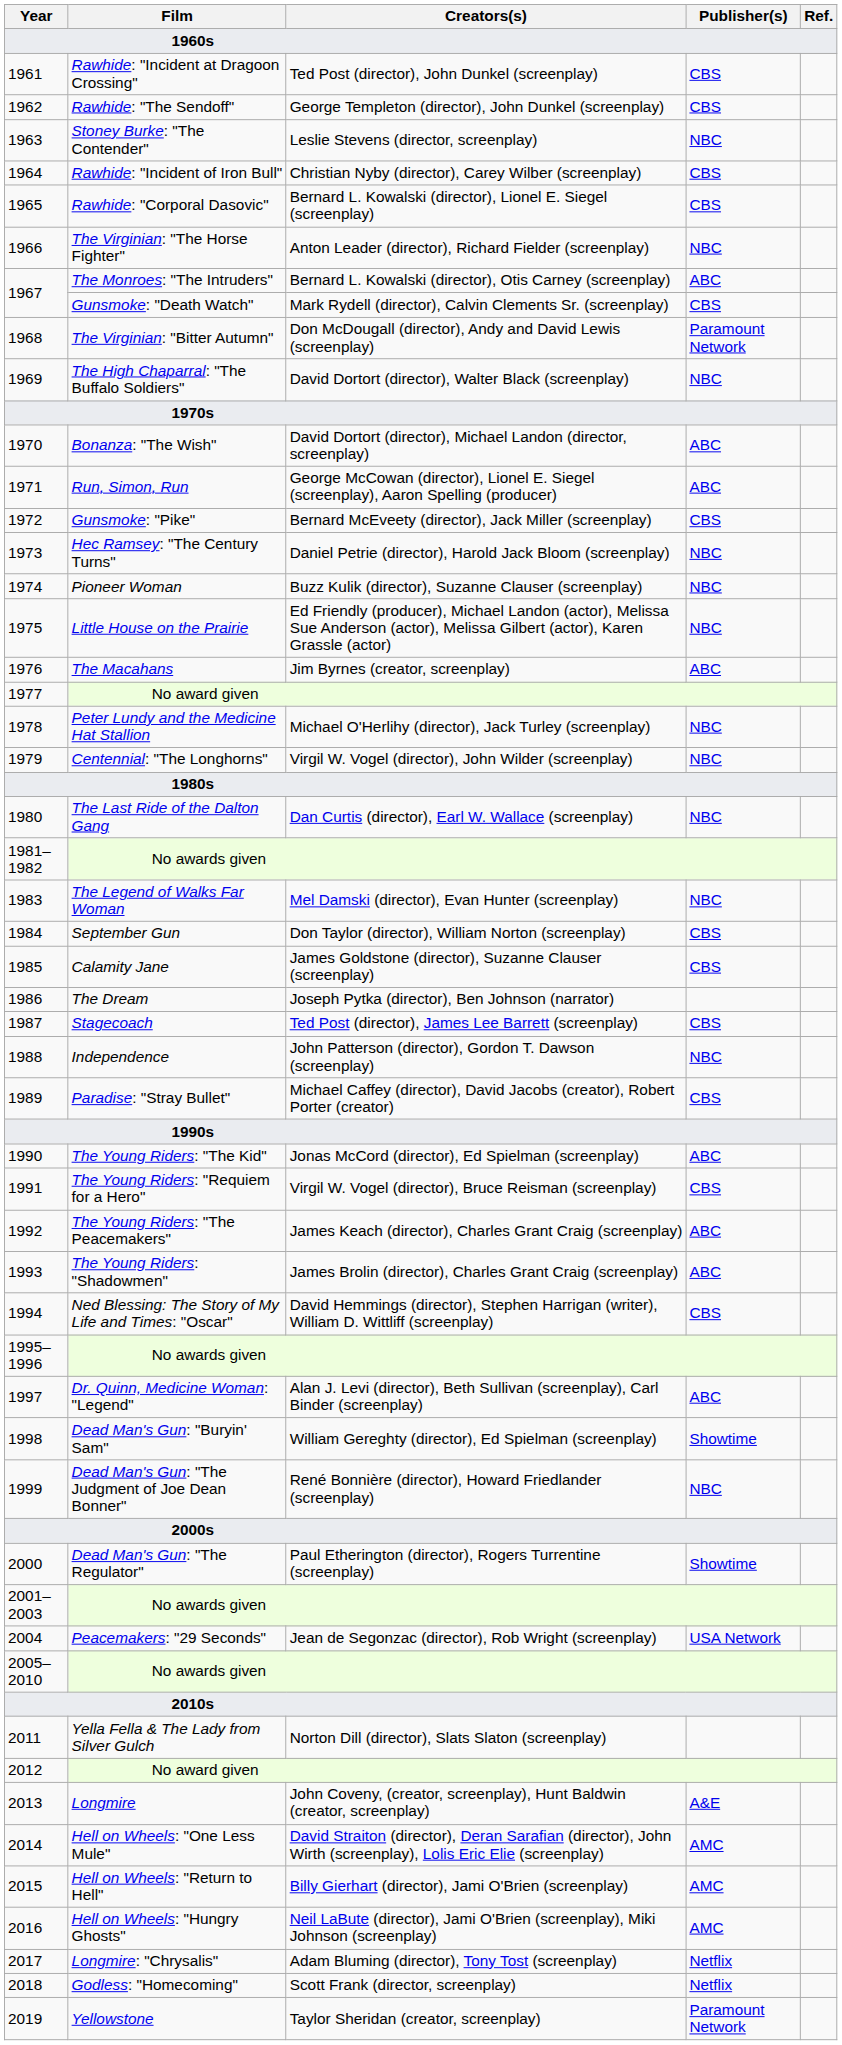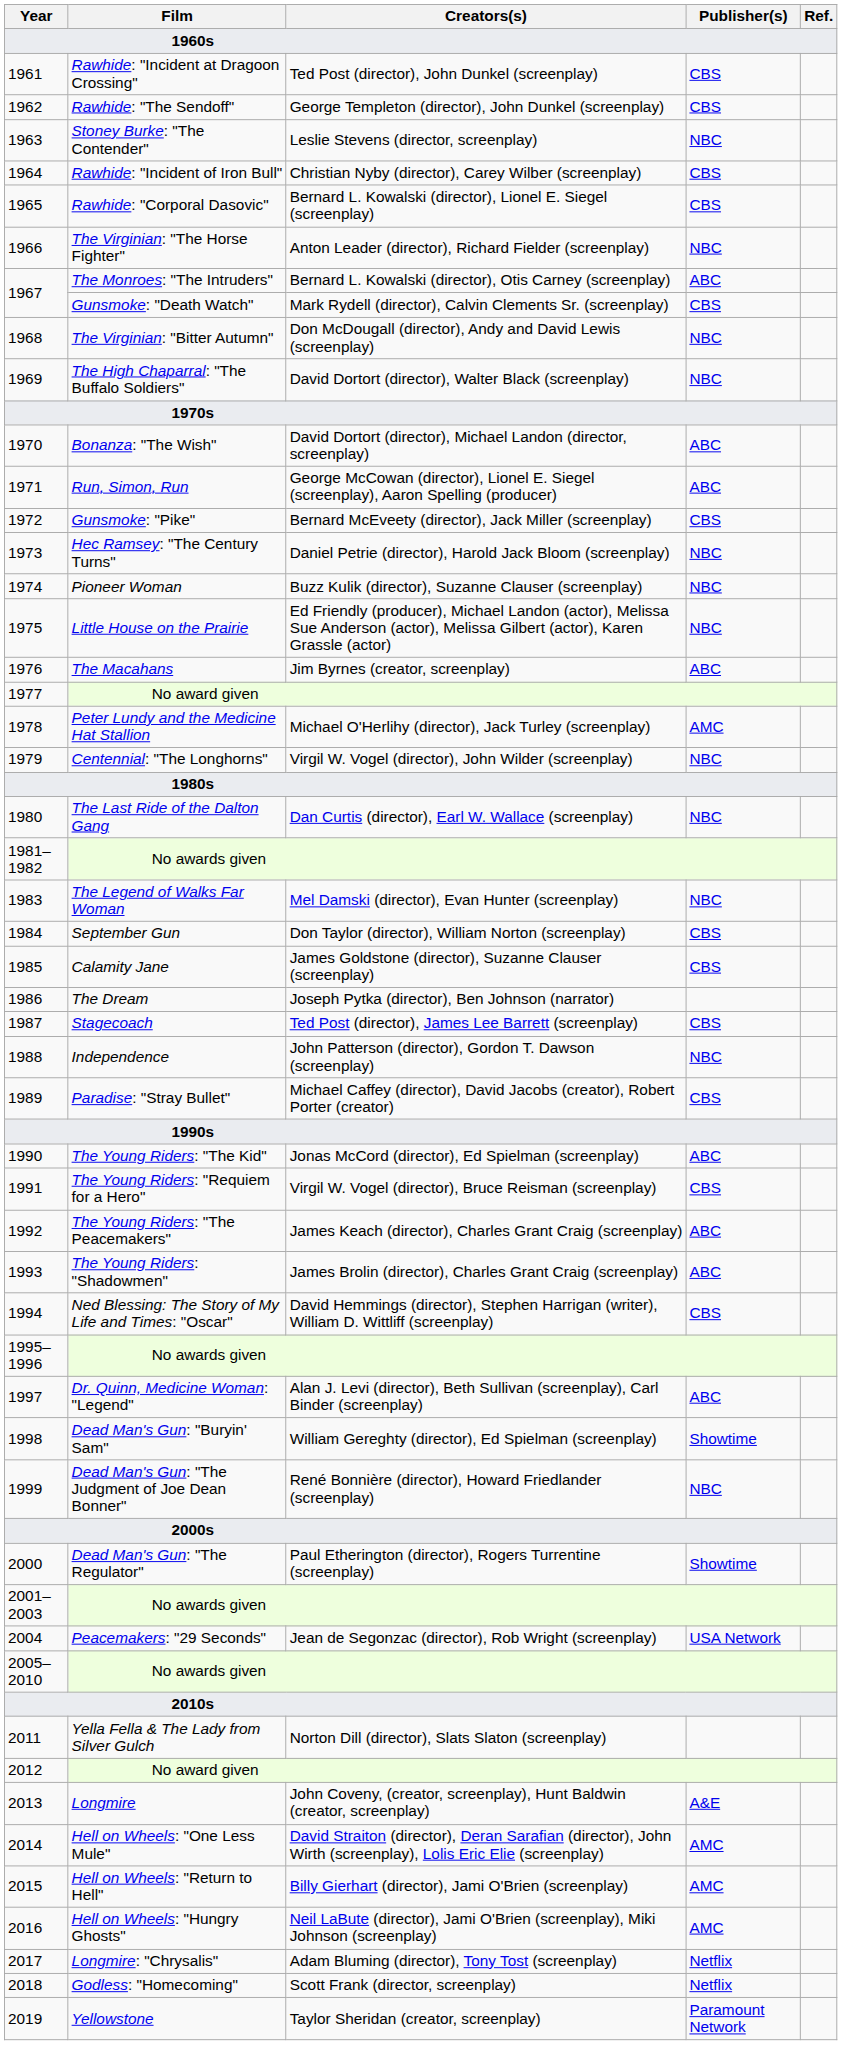(727, 338) Paramount Network -> (706, 338) NBC
(706, 726) NBC -> (706, 726) AMC
